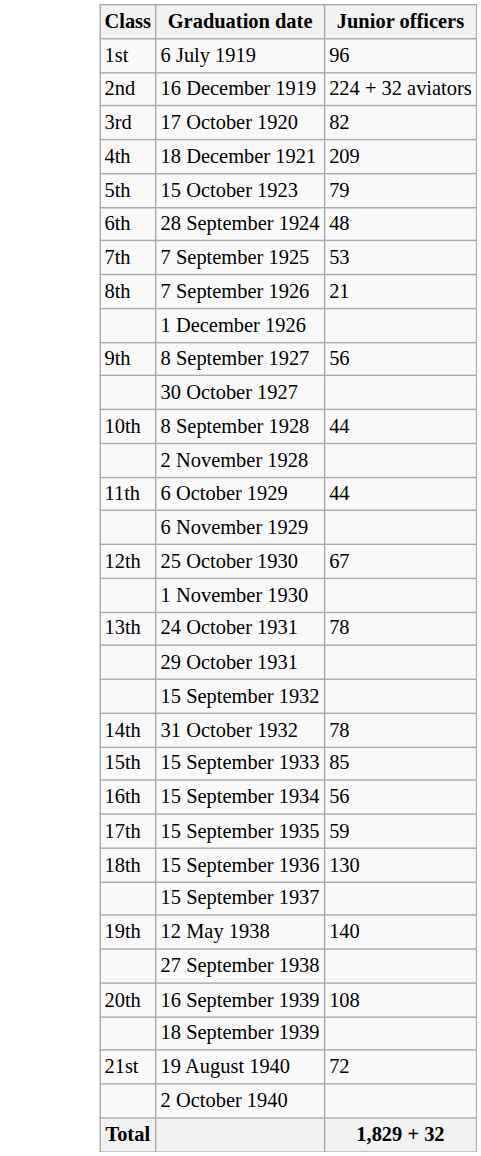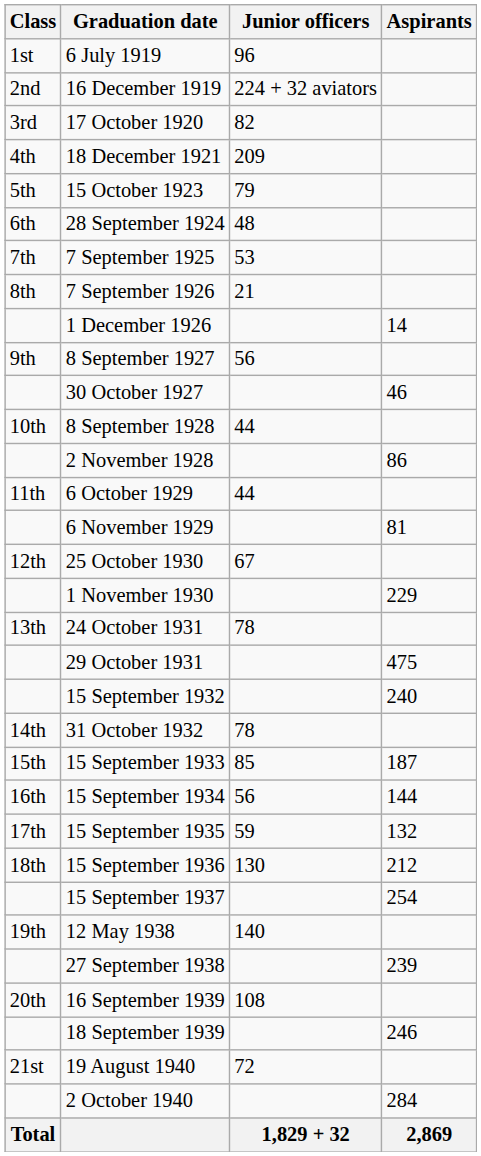+ column: (429, 21)
